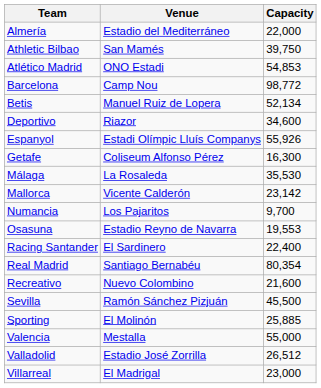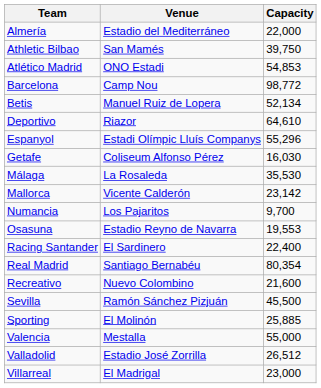(284, 121) 34,600 -> (284, 121) 64,610
(284, 139) 55,926 -> (284, 139) 55,296
(284, 157) 16,300 -> (284, 157) 16,030
